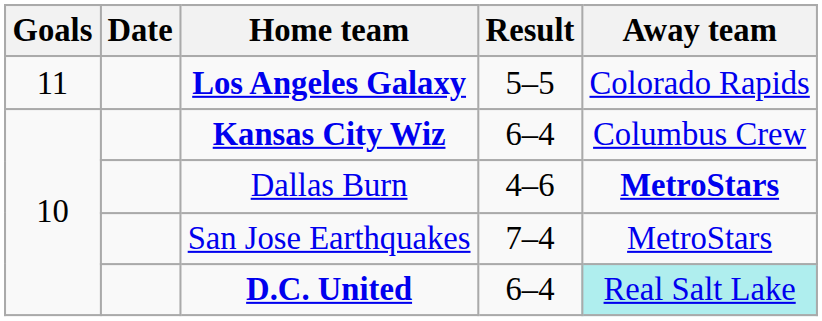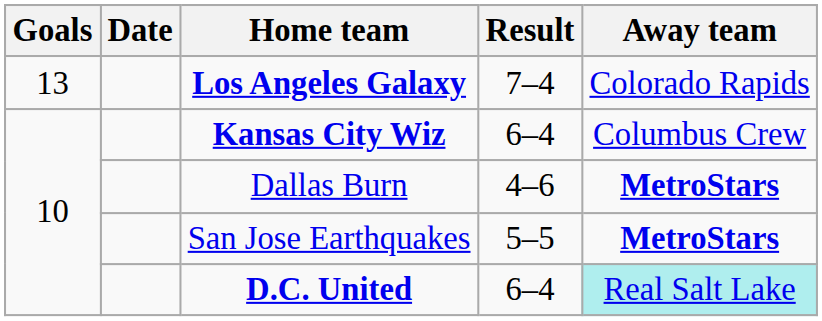(52, 82) 11 -> (52, 82) 13
(530, 82) 5–5 -> (530, 82) 7–4
(530, 237) 7–4 -> (530, 237) 5–5
(700, 237) normal -> (700, 237) bold
